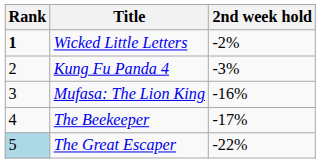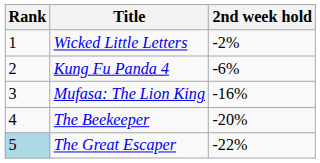(13, 42) bold -> (13, 42) normal
(226, 68) -3% -> (226, 68) -6%
(230, 119) -17% -> (230, 119) -20%
